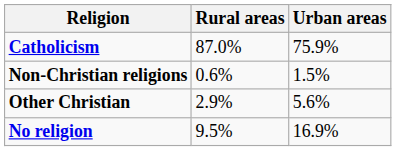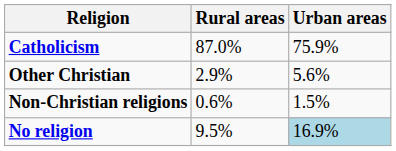rows swapped: (69, 103) <-> (98, 74)
(316, 131) no background -> (316, 131) lightblue background
